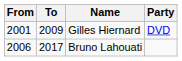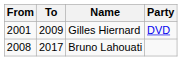(19, 47) 2006 -> (19, 47) 2008
